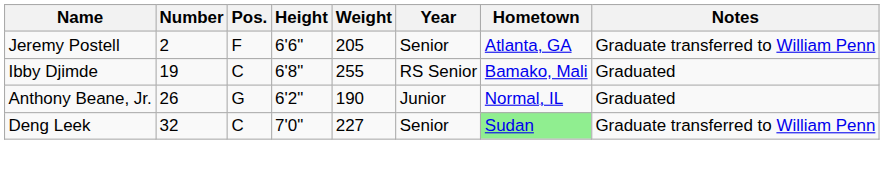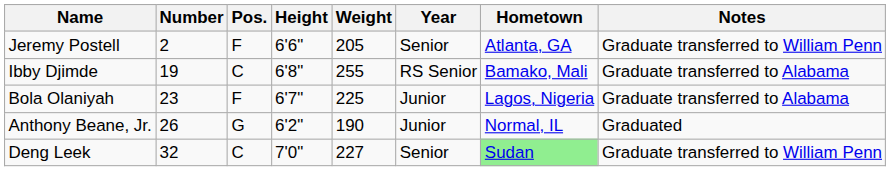(635, 71) Graduated -> (726, 71) Graduate transferred to Alabama
+ row: (61, 98)
